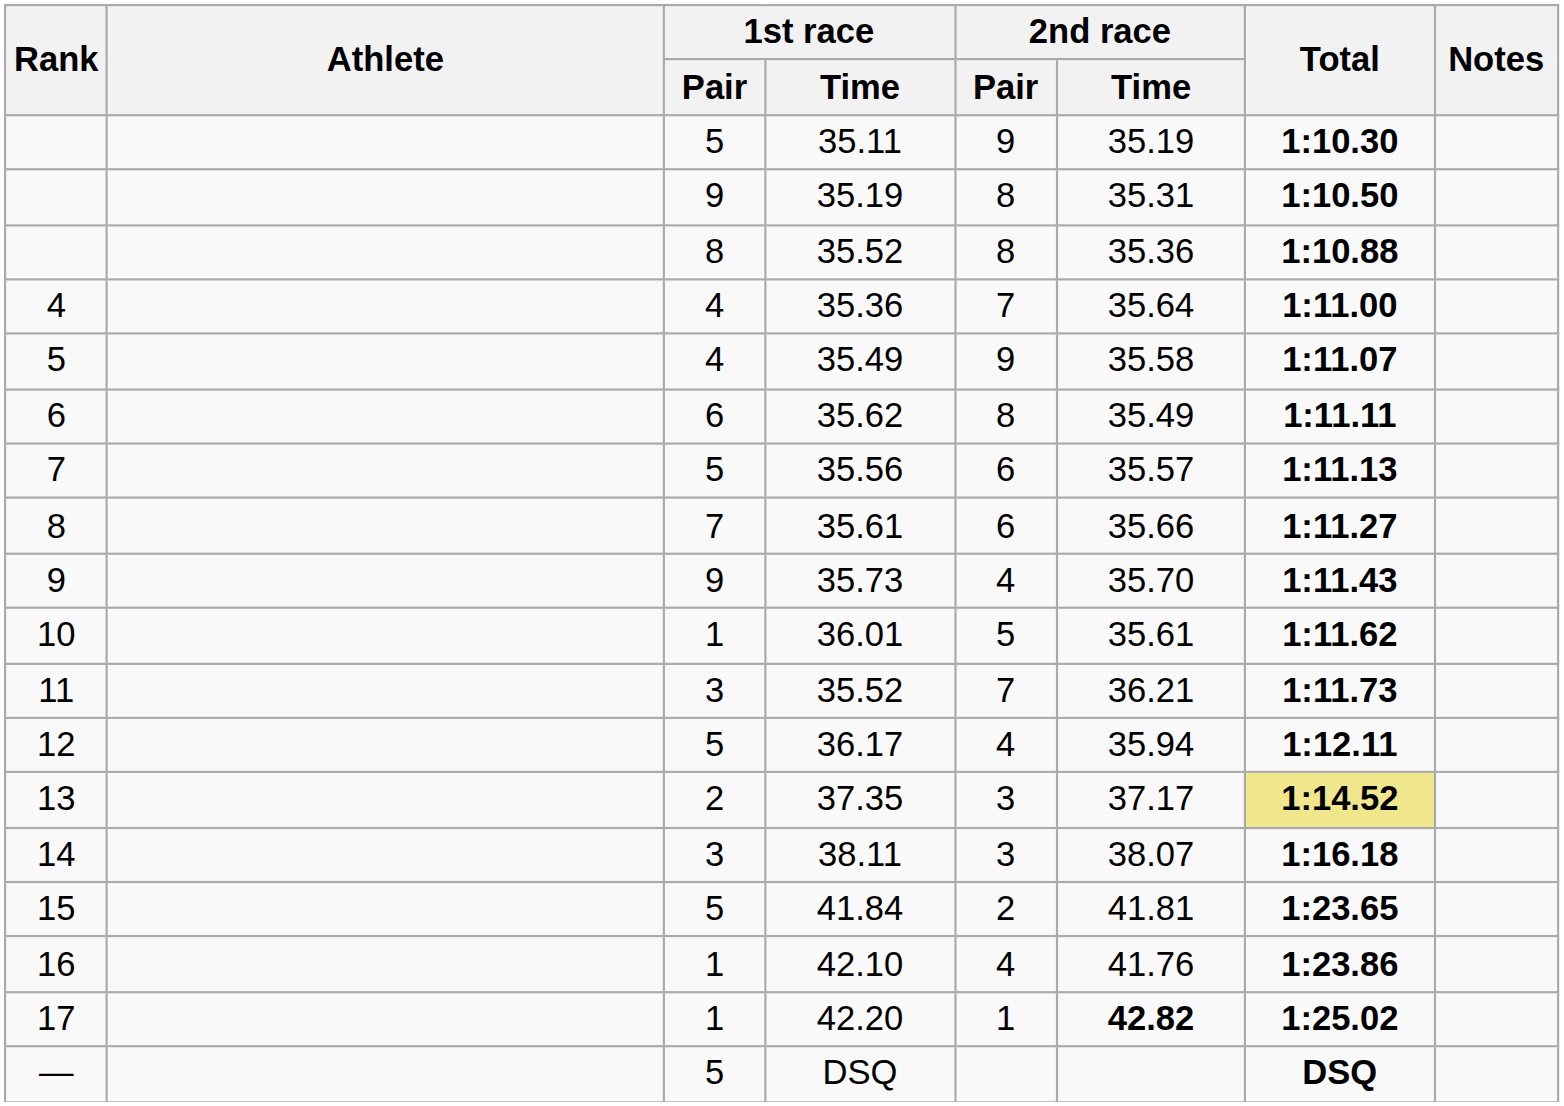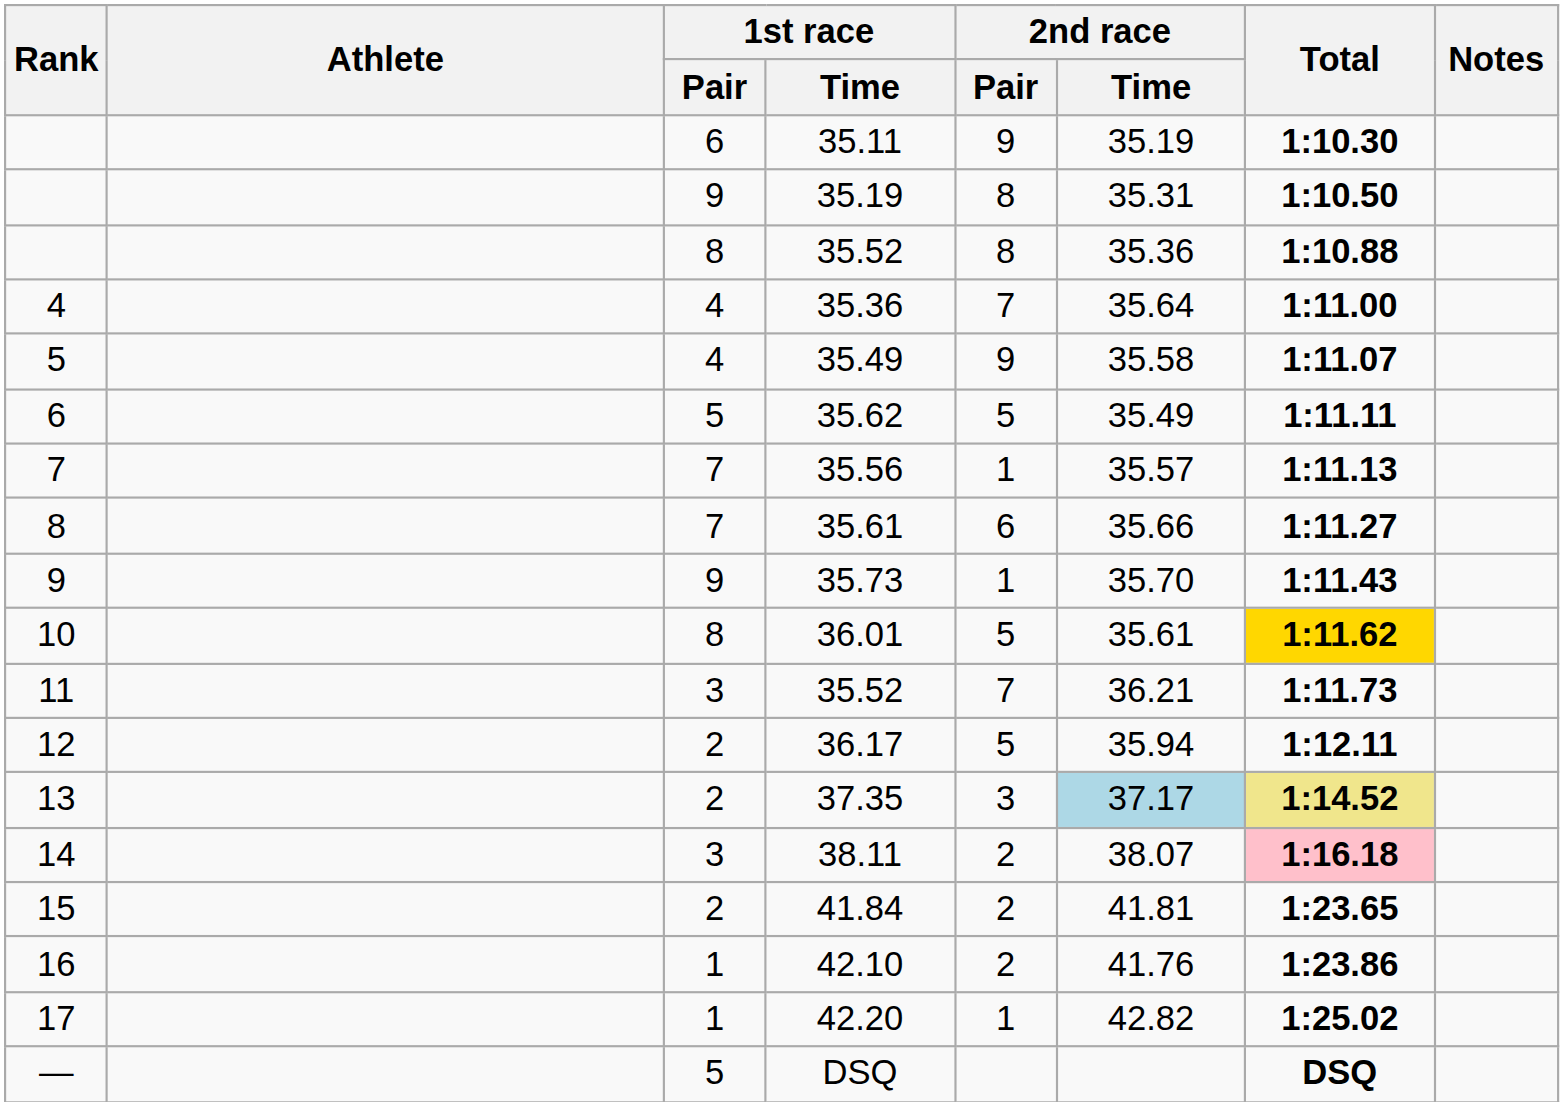(715, 141) 5 -> (715, 141) 6
(715, 415) 6 -> (715, 415) 5
(1006, 415) 8 -> (1006, 415) 5
(715, 470) 5 -> (715, 470) 7
(1006, 470) 6 -> (1006, 470) 1
(1006, 580) 4 -> (1006, 580) 1
(715, 634) 1 -> (715, 634) 8
(1340, 634) no background -> (1340, 634) gold background
(715, 744) 5 -> (715, 744) 2
(1006, 744) 4 -> (1006, 744) 5
(1151, 799) no background -> (1151, 799) lightblue background
(1006, 854) 3 -> (1006, 854) 2
(1340, 854) no background -> (1340, 854) pink background
(715, 908) 5 -> (715, 908) 2
(1006, 963) 4 -> (1006, 963) 2
(1151, 1018) bold -> (1151, 1018) normal
